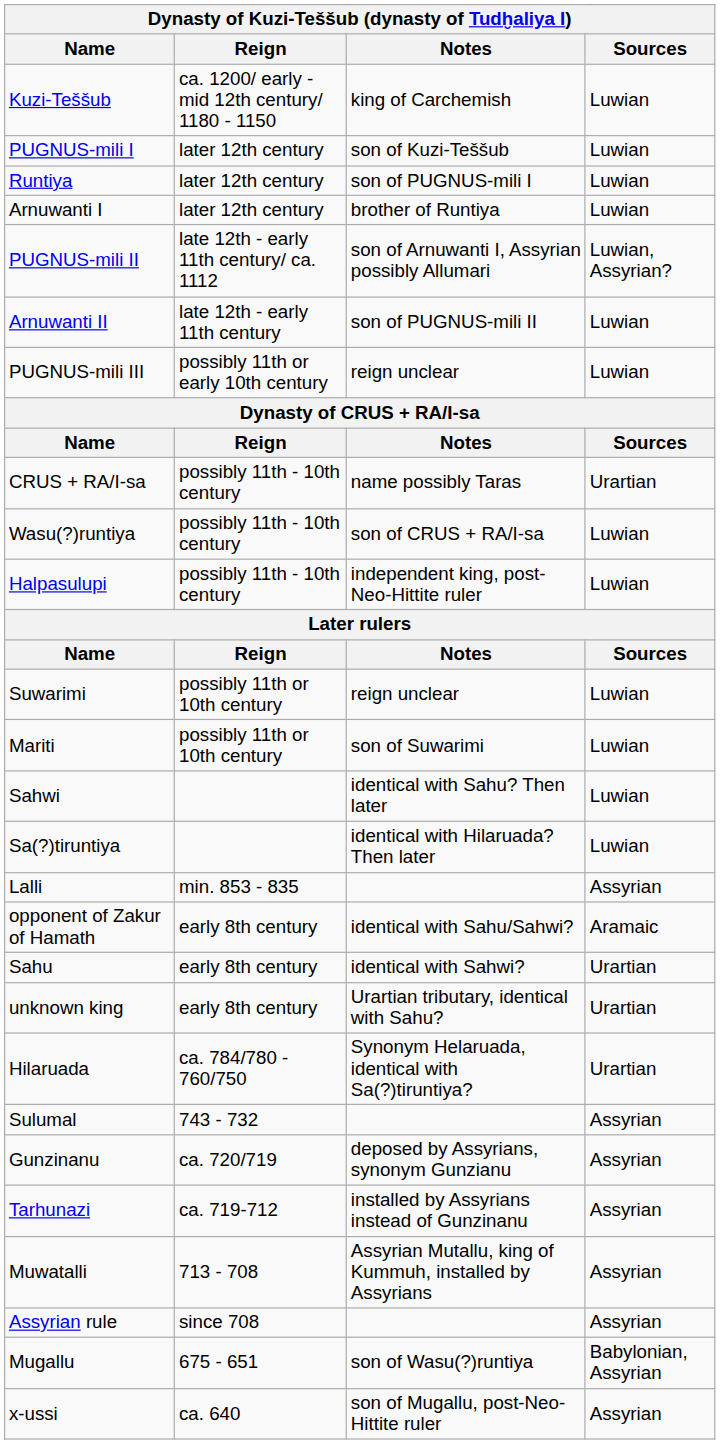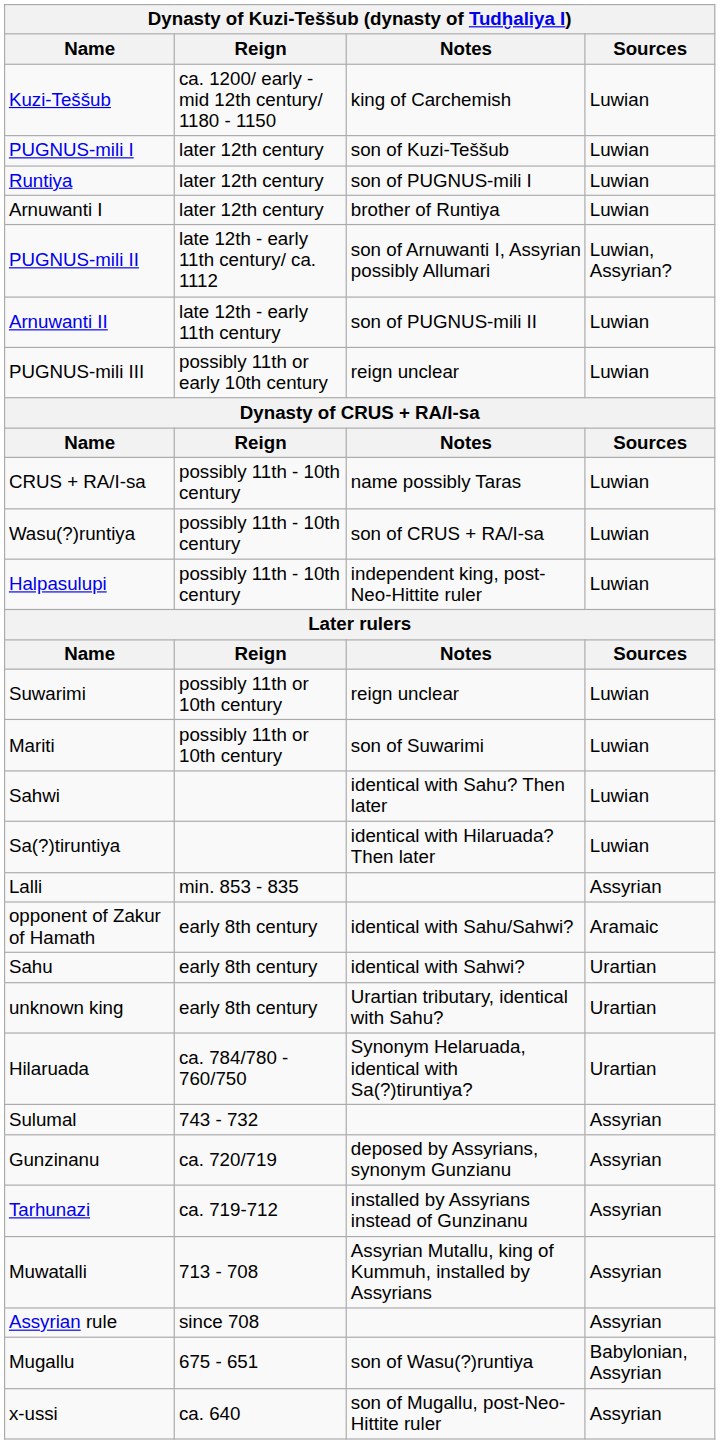(623, 482) Urartian -> (619, 482) Luwian
